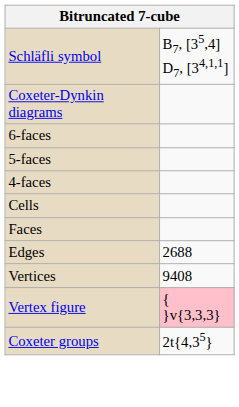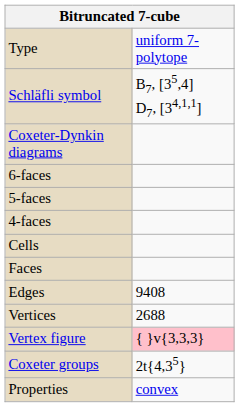+ row: (23, 48)
(177, 252) 2688 -> (150, 292) 9408
(177, 275) 9408 -> (150, 315) 2688
+ row: (38, 389)
